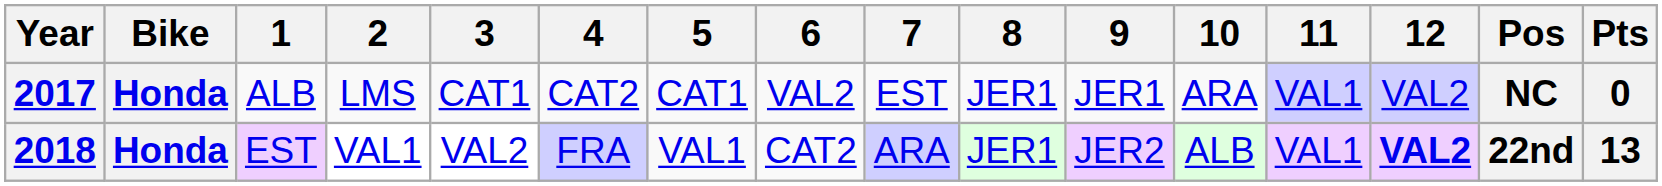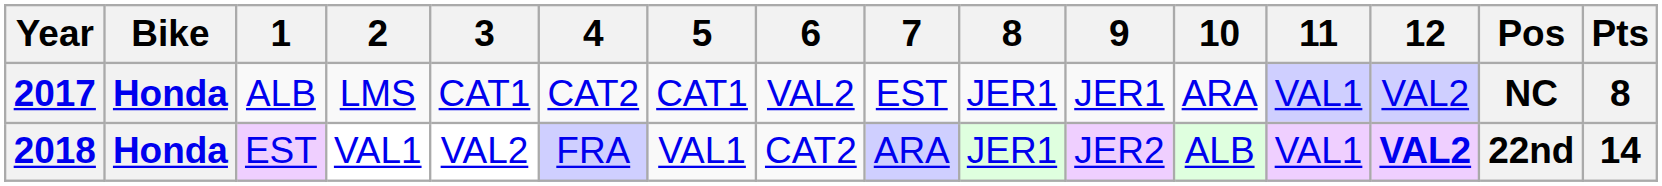(1620, 92) 0 -> (1620, 92) 8
(1620, 151) 13 -> (1620, 151) 14
